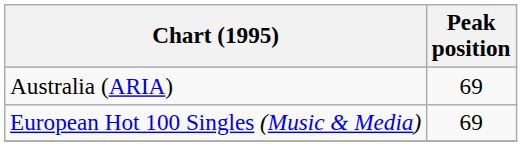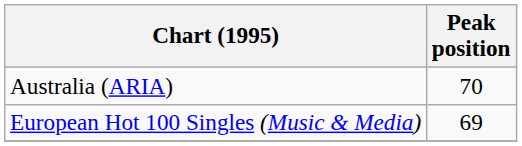(471, 85) 69 -> (471, 85) 70
